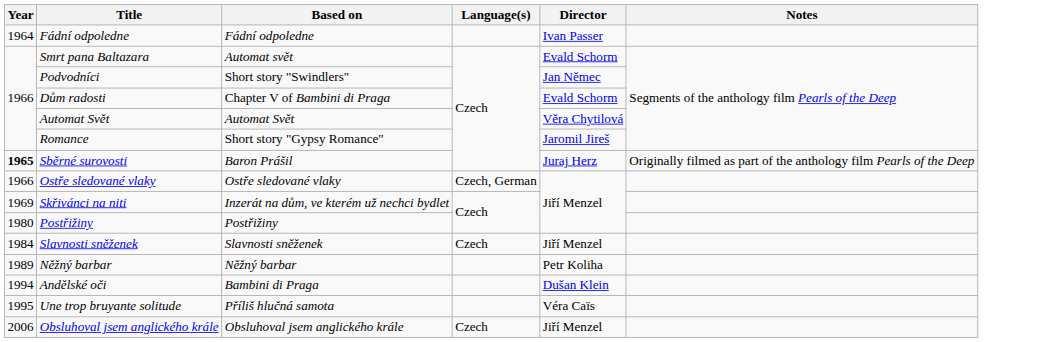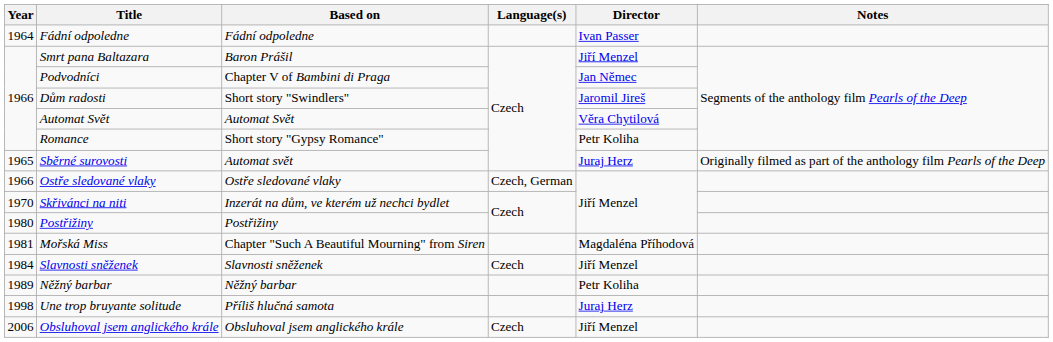(259, 56) Automat svět -> (259, 56) Baron Prášil
(580, 56) Evald Schorm -> (608, 56) Jiří Menzel
(287, 77) Short story "Swindlers" -> (307, 77) Chapter V of Bambini di Praga
(307, 98) Chapter V of Bambini di Praga -> (287, 98) Short story "Swindlers"
(580, 98) Evald Schorm -> (612, 98) Jaromil Jireš
(576, 139) Jaromil Jireš -> (609, 139) Petr Koliha
(21, 160) bold -> (21, 160) normal
(259, 160) Baron Prášil -> (259, 160) Automat svět
(21, 202) 1969 -> (21, 202) 1970
+ row: (74, 243)
- row: (73, 285)
(21, 306) 1995 -> (21, 306) 1998
(569, 306) Véra Caïs -> (606, 306) Juraj Herz
